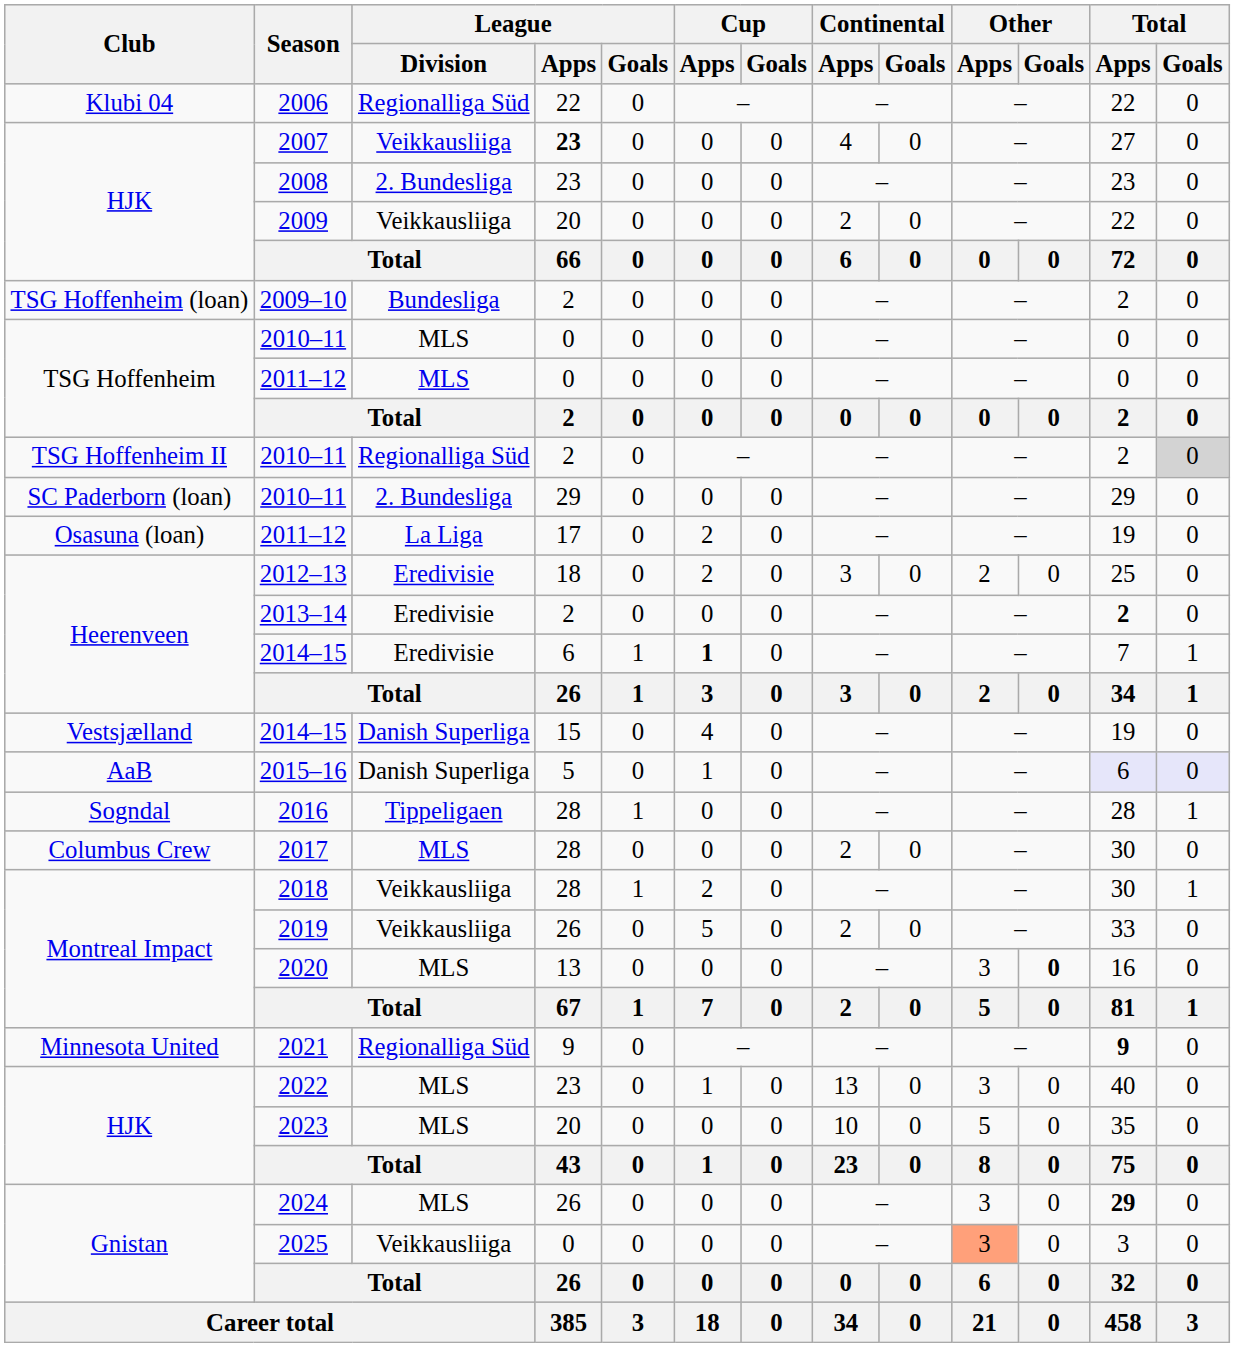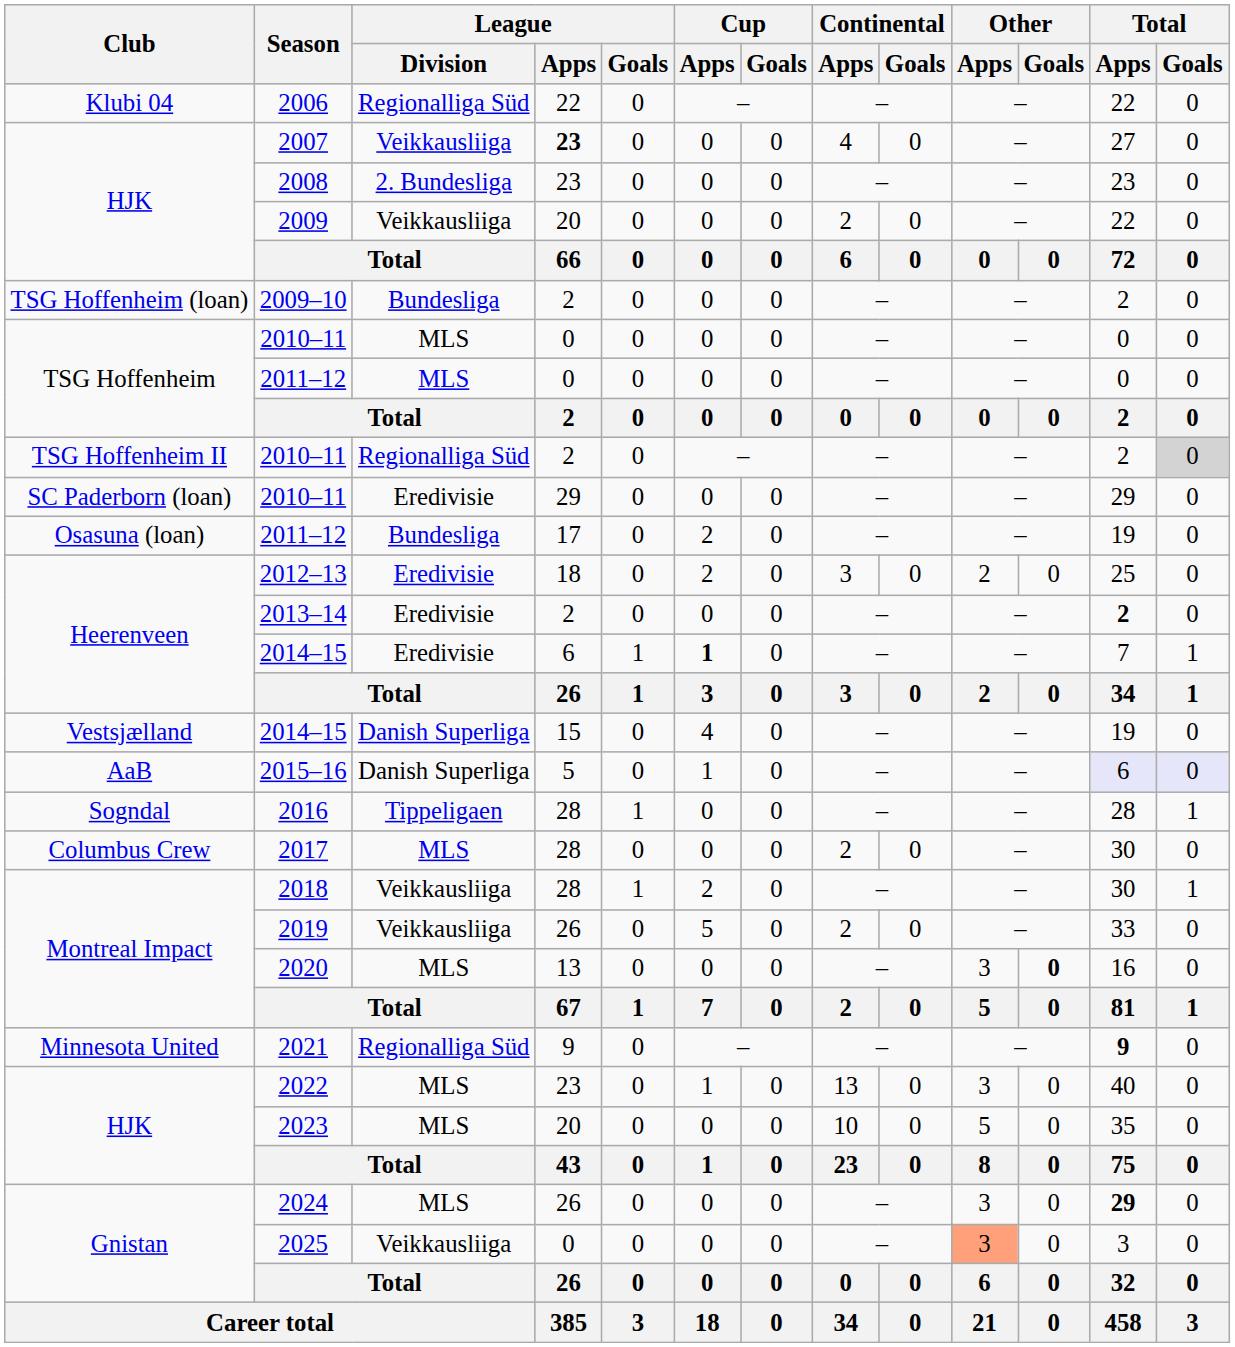(444, 496) 2. Bundesliga -> (444, 496) Eredivisie
(444, 535) La Liga -> (444, 535) Bundesliga
